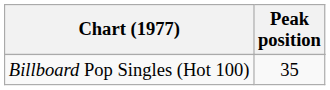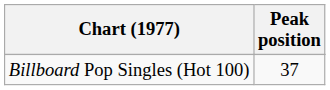(289, 69) 35 -> (289, 69) 37
